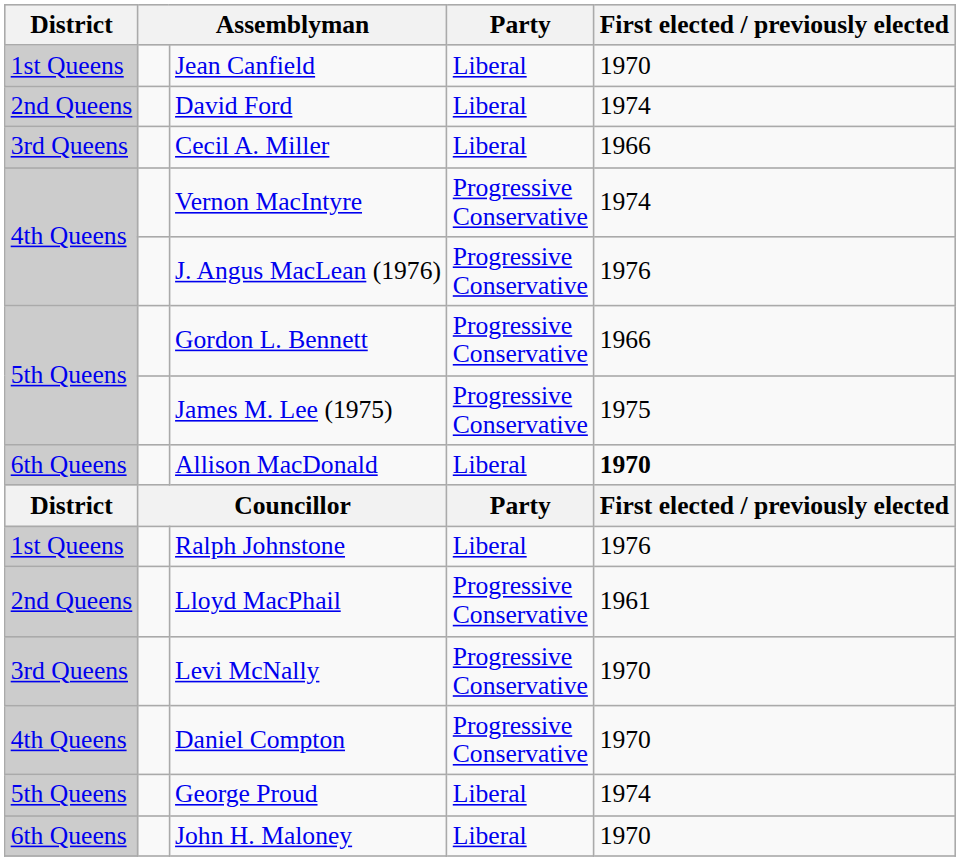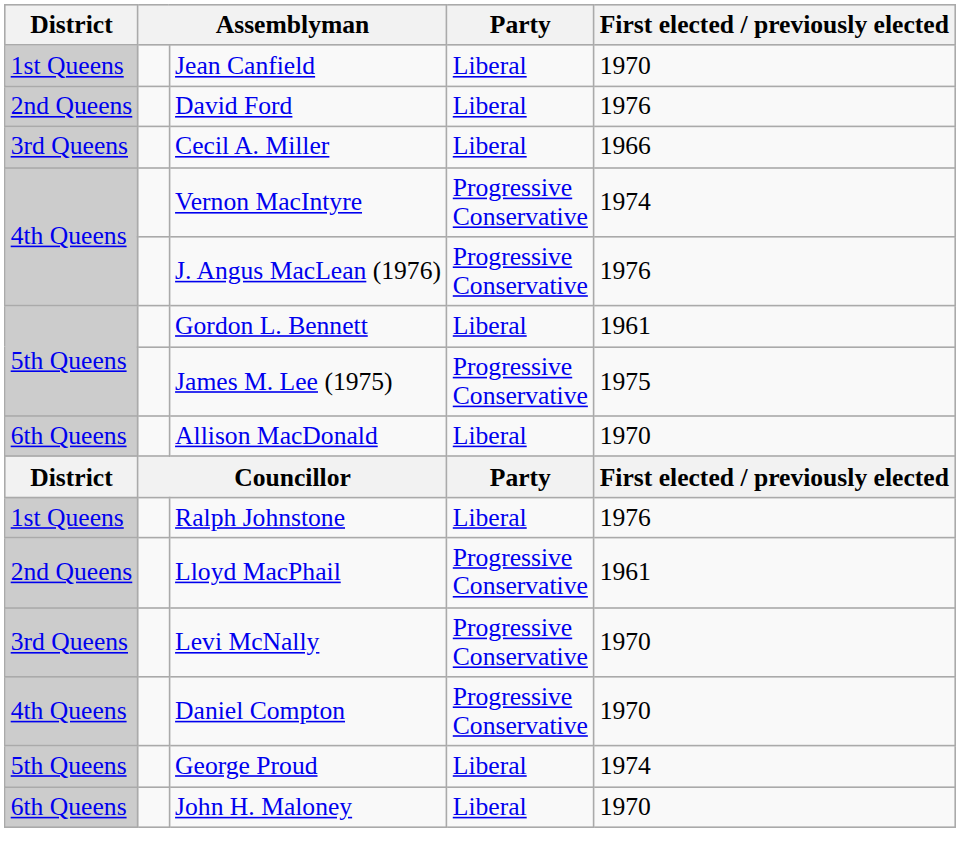(625, 106) 1974 -> (625, 106) 1976
(520, 340) Progressive Conservative -> (490, 326) Liberal
(625, 340) 1966 -> (625, 326) 1961
(625, 464) bold -> (625, 436) normal
